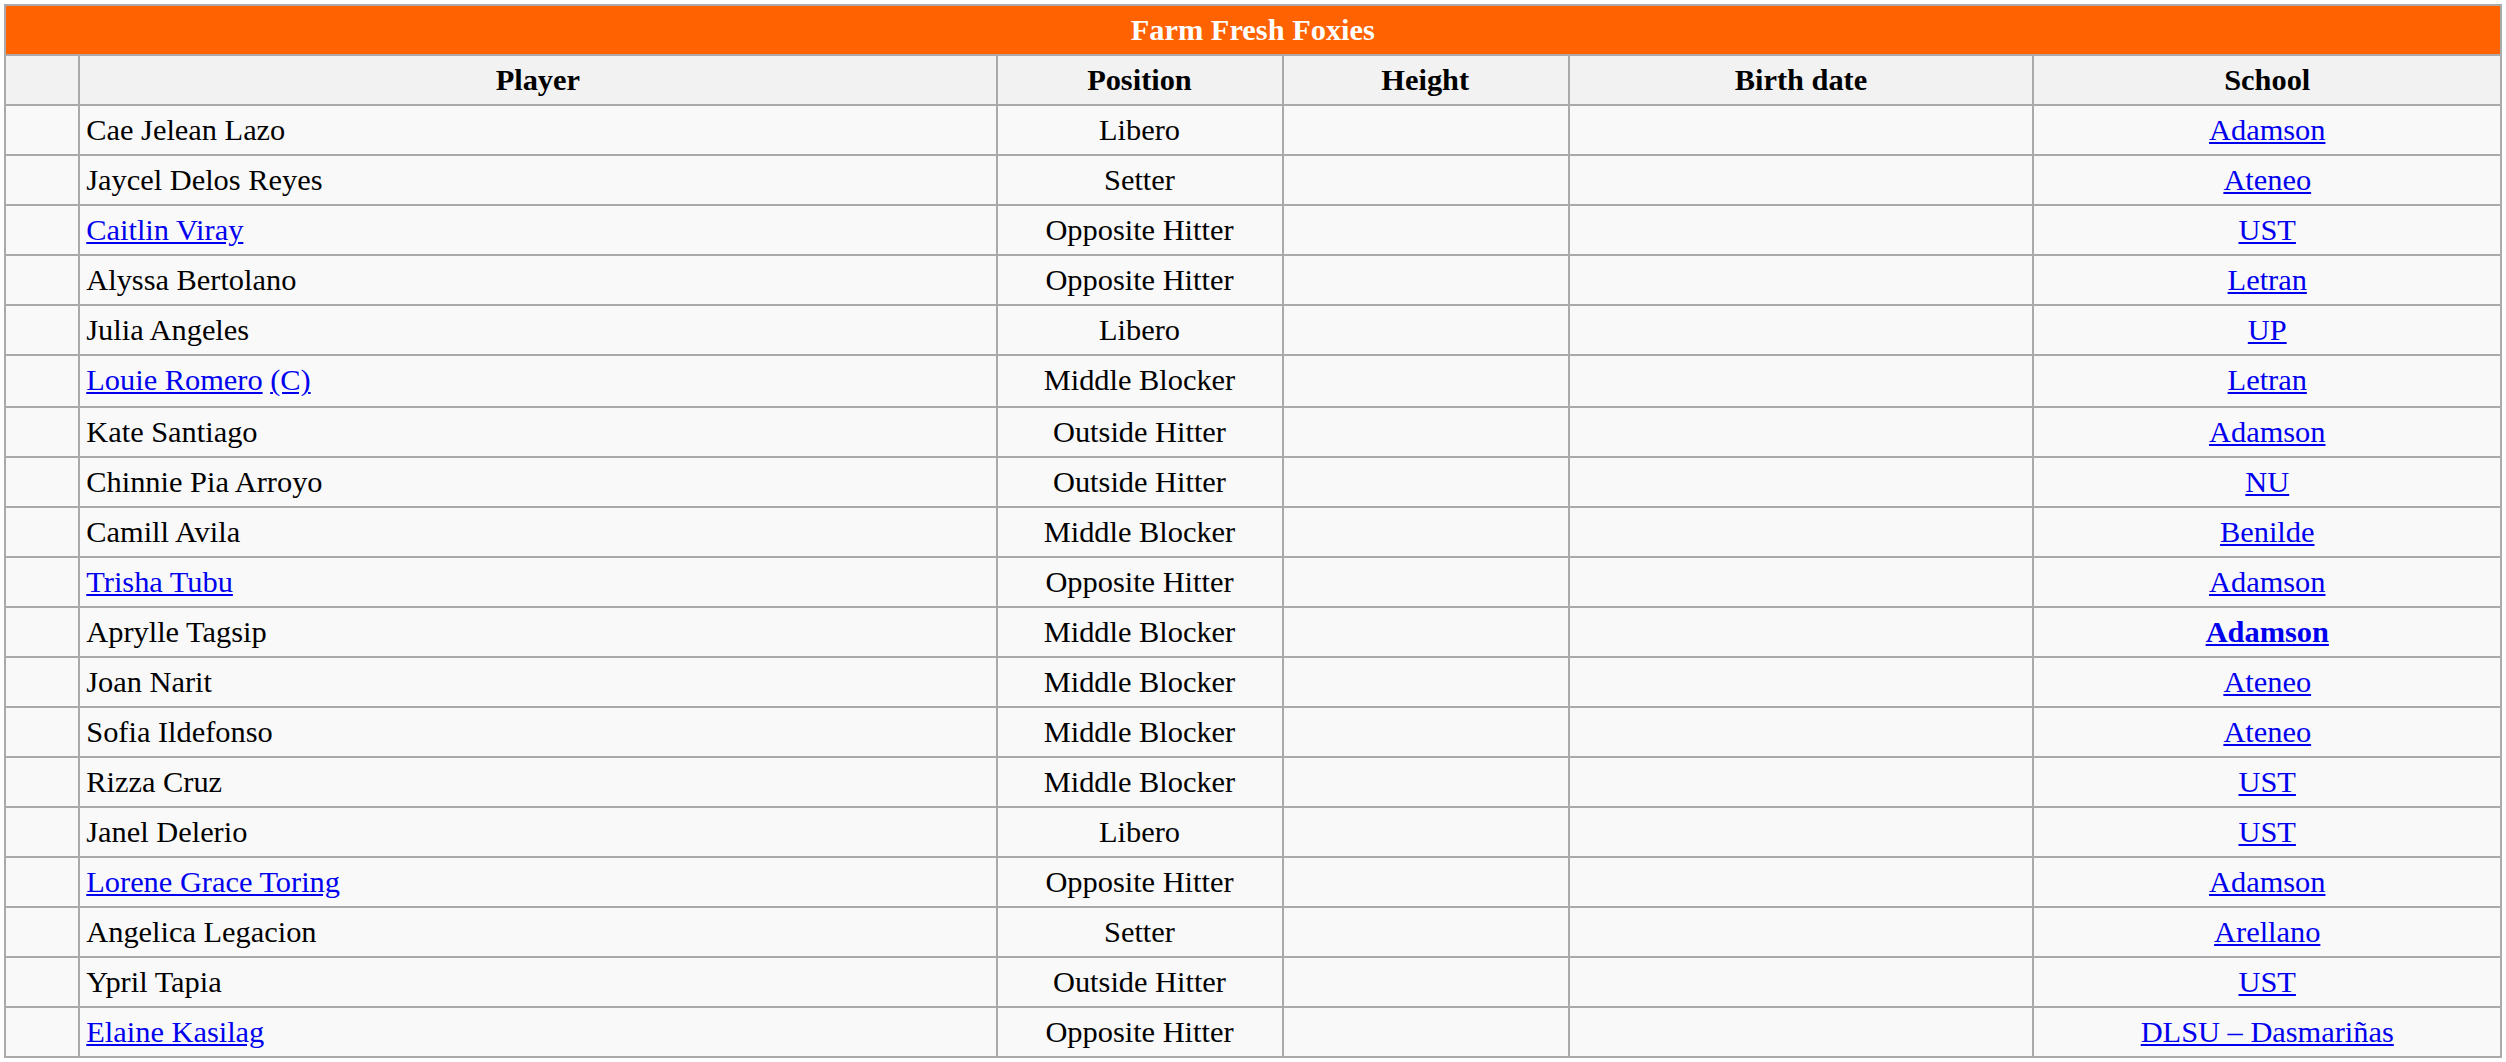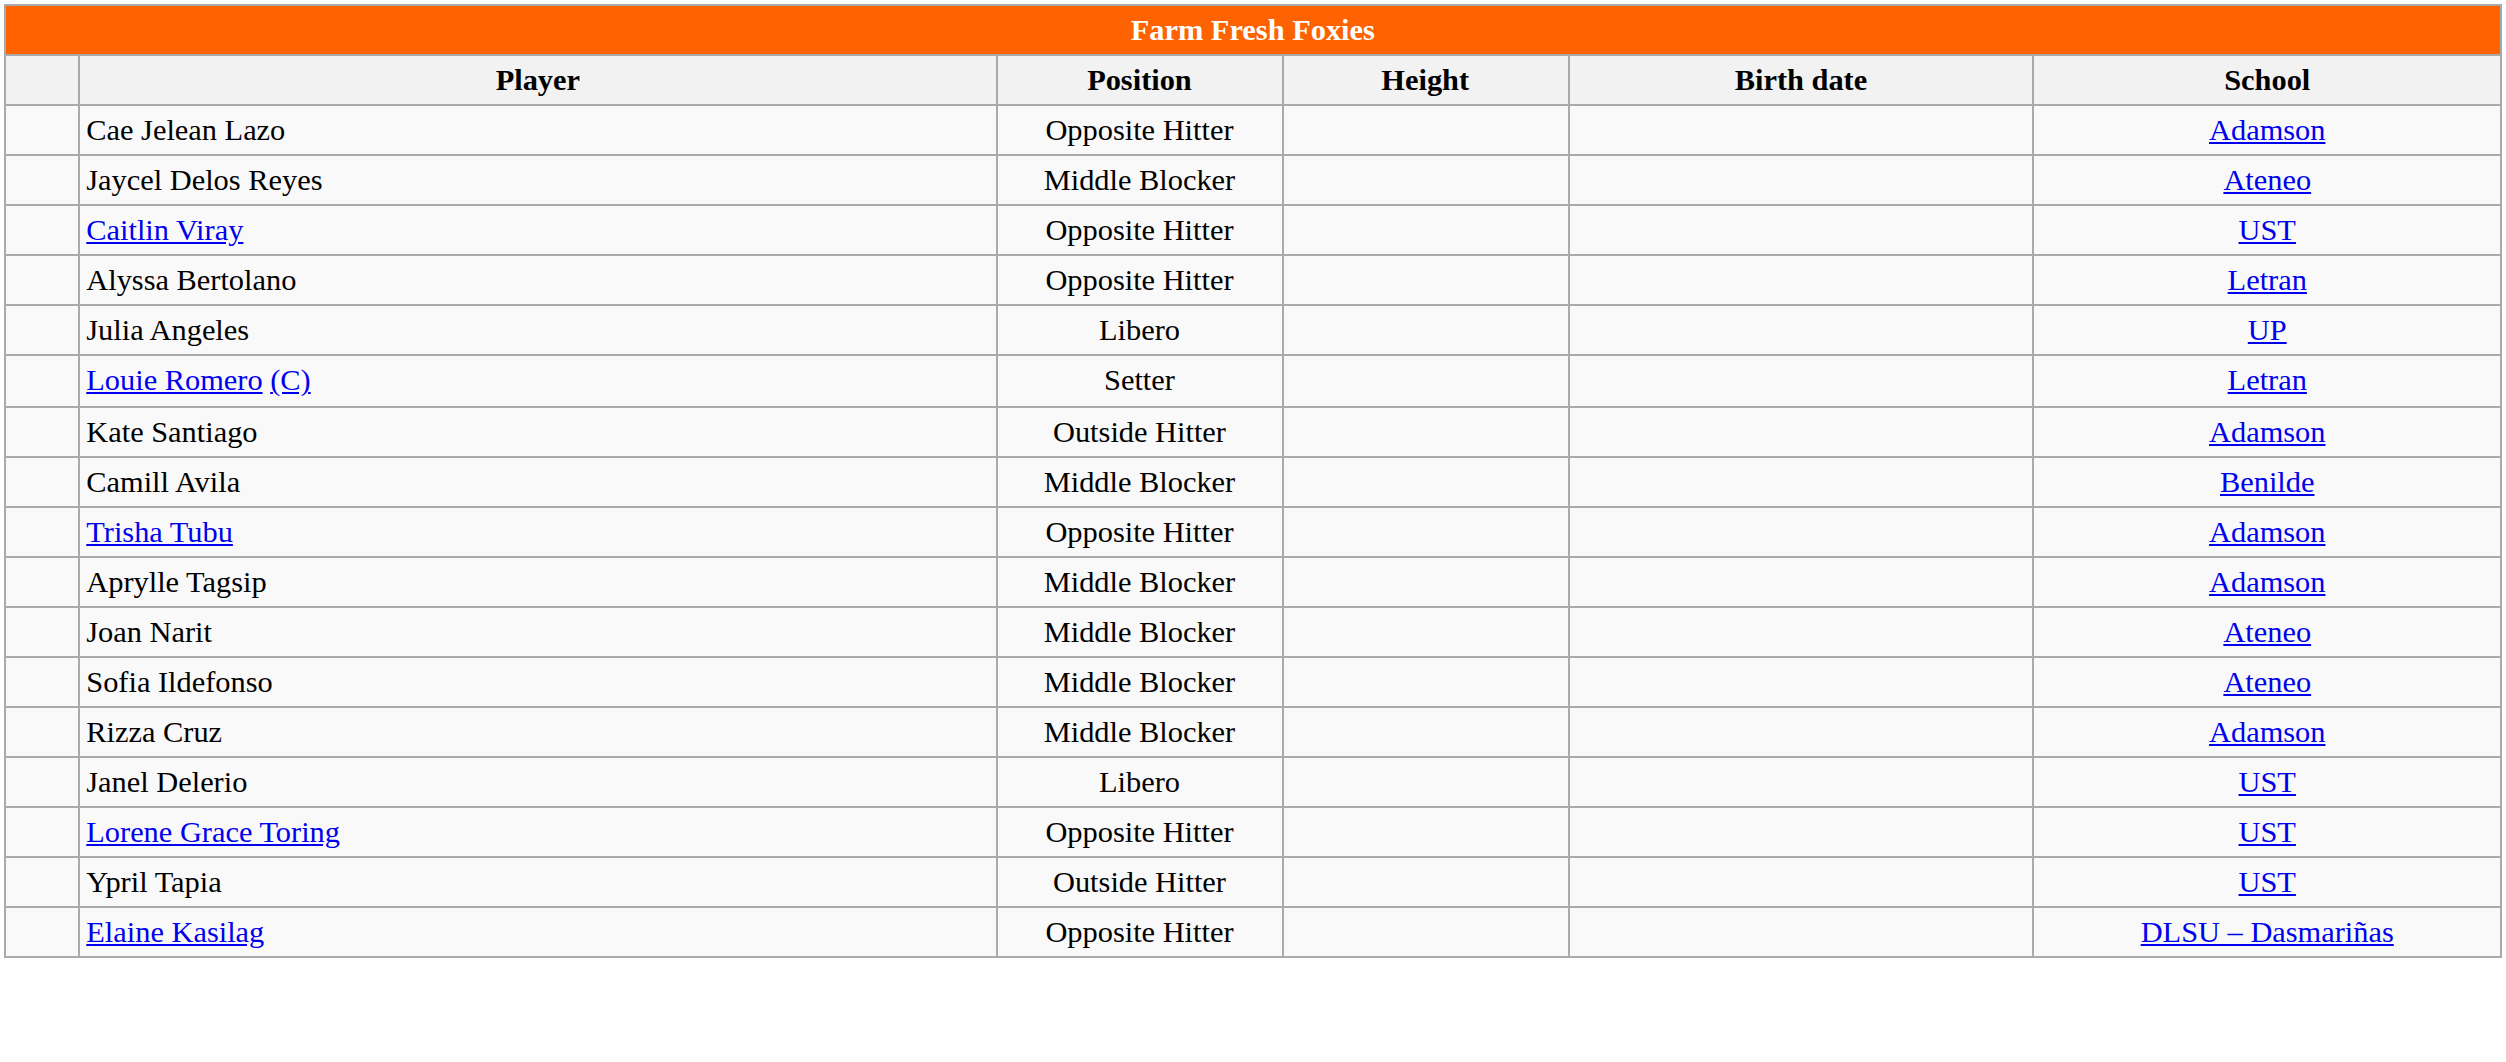(1139, 130) Libero -> (1139, 130) Opposite Hitter
(1139, 180) Setter -> (1139, 180) Middle Blocker
(1139, 380) Middle Blocker -> (1139, 380) Setter
- row: (204, 480)
(2267, 631) bold -> (2267, 581) normal
(2267, 781) UST -> (2267, 731) Adamson
(2267, 881) Adamson -> (2267, 831) UST
- row: (201, 932)
